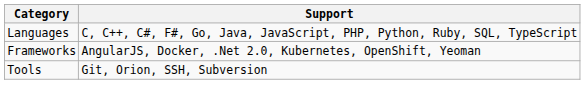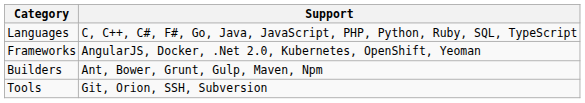+ row: (35, 70)
